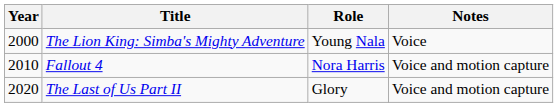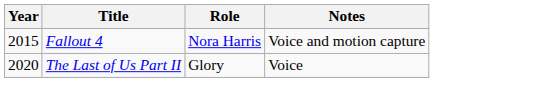- row: (175, 41)
(23, 65) 2010 -> (23, 41) 2015
(470, 89) Voice and motion capture -> (286, 65) Voice
